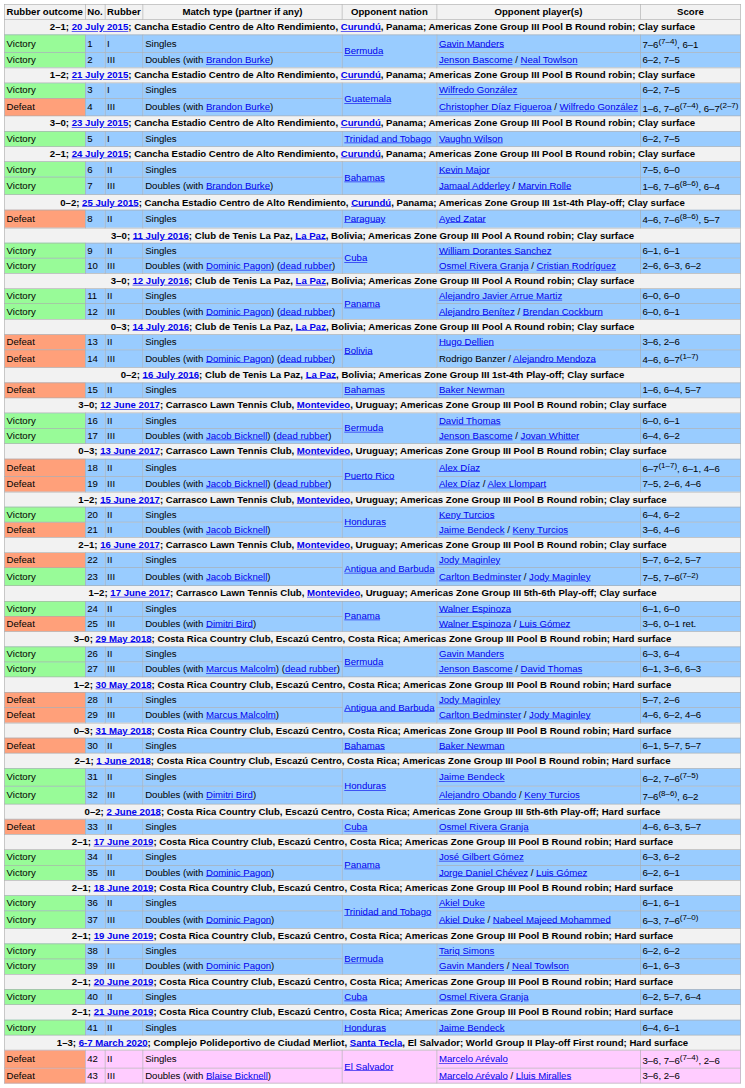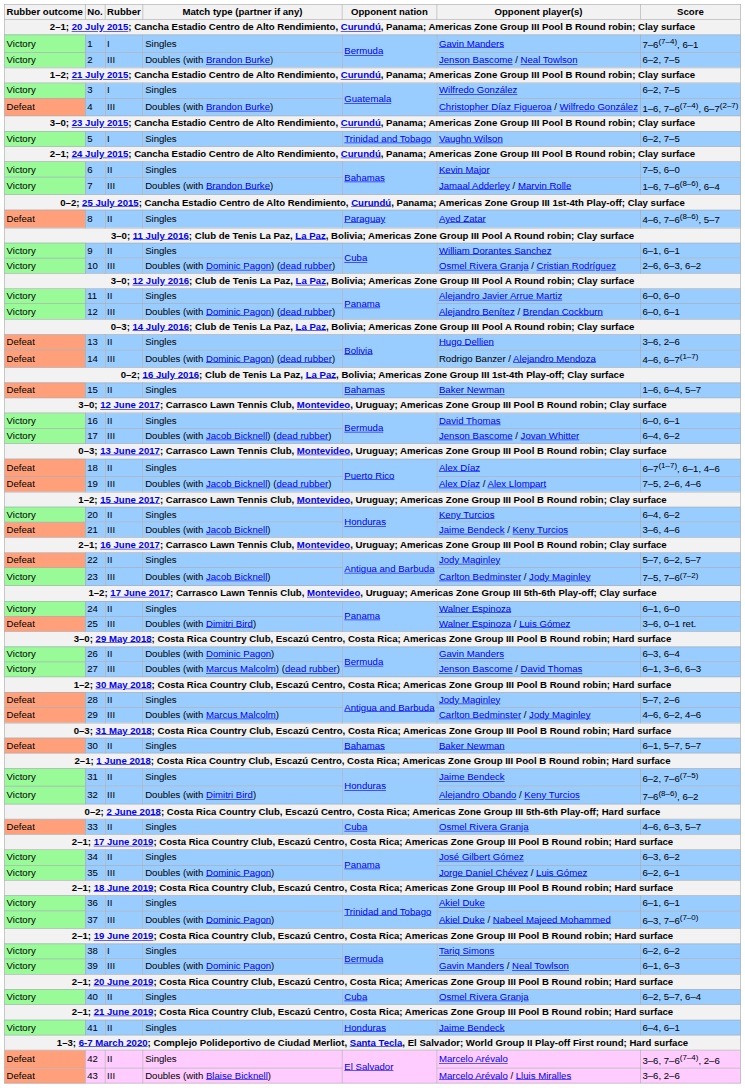(110, 530) II -> (111, 530) III
(161, 654) Singles -> (210, 654) Doubles (with Dominic Pagon)
